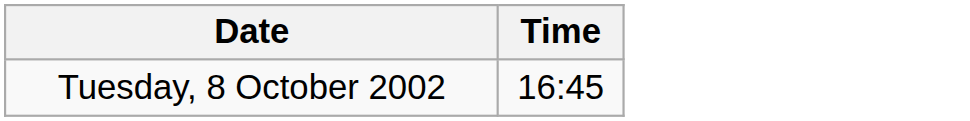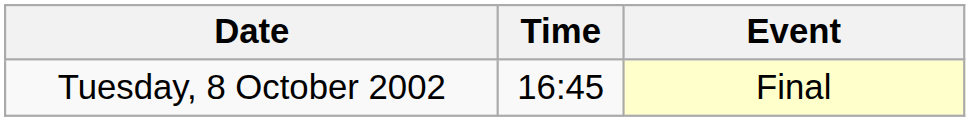+ column: (794, 32)
